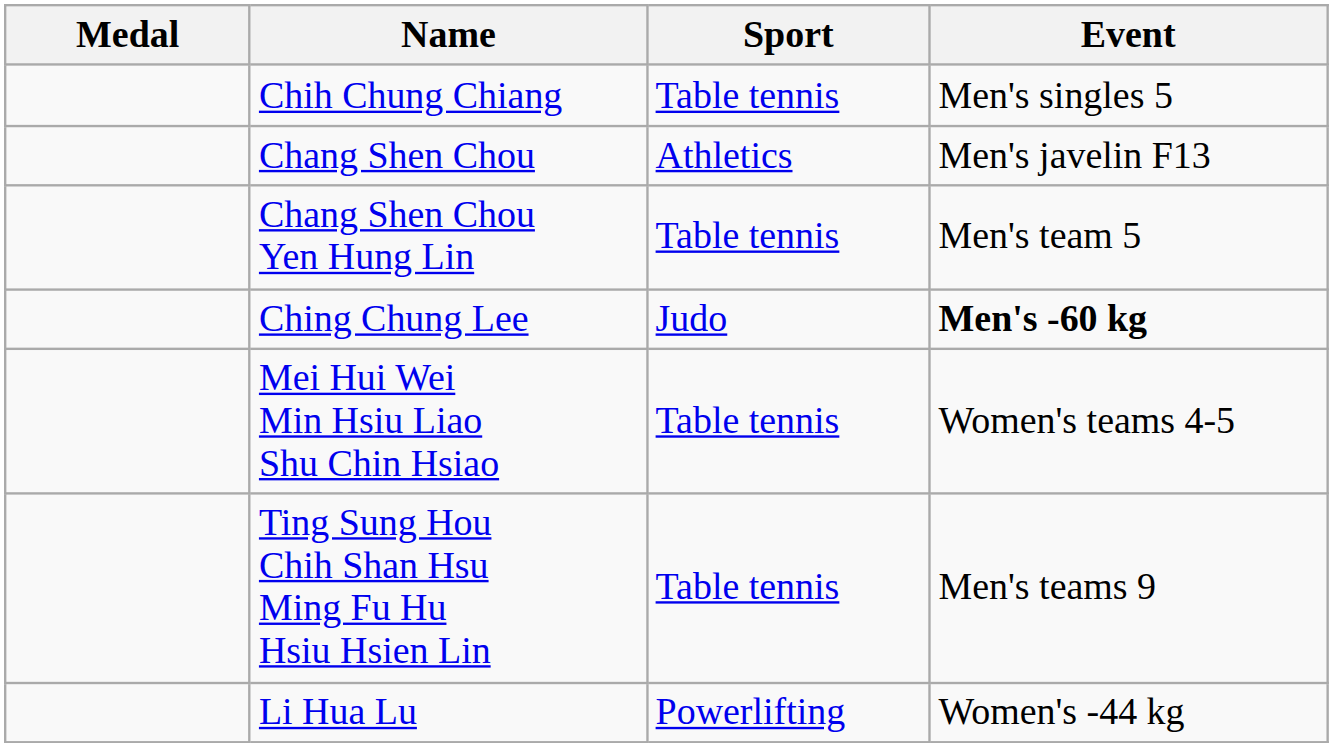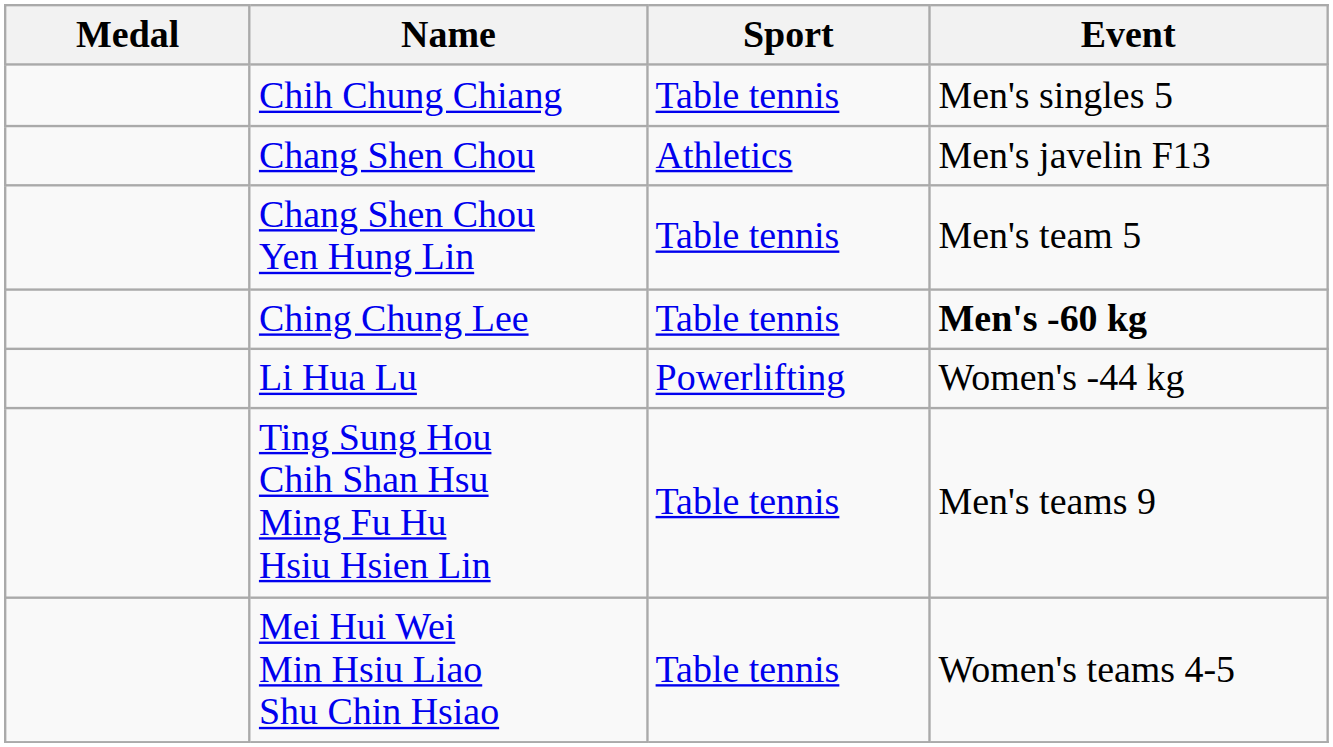(691, 317) Judo -> (747, 317) Table tennis
rows swapped: (338, 711) <-> (379, 420)
